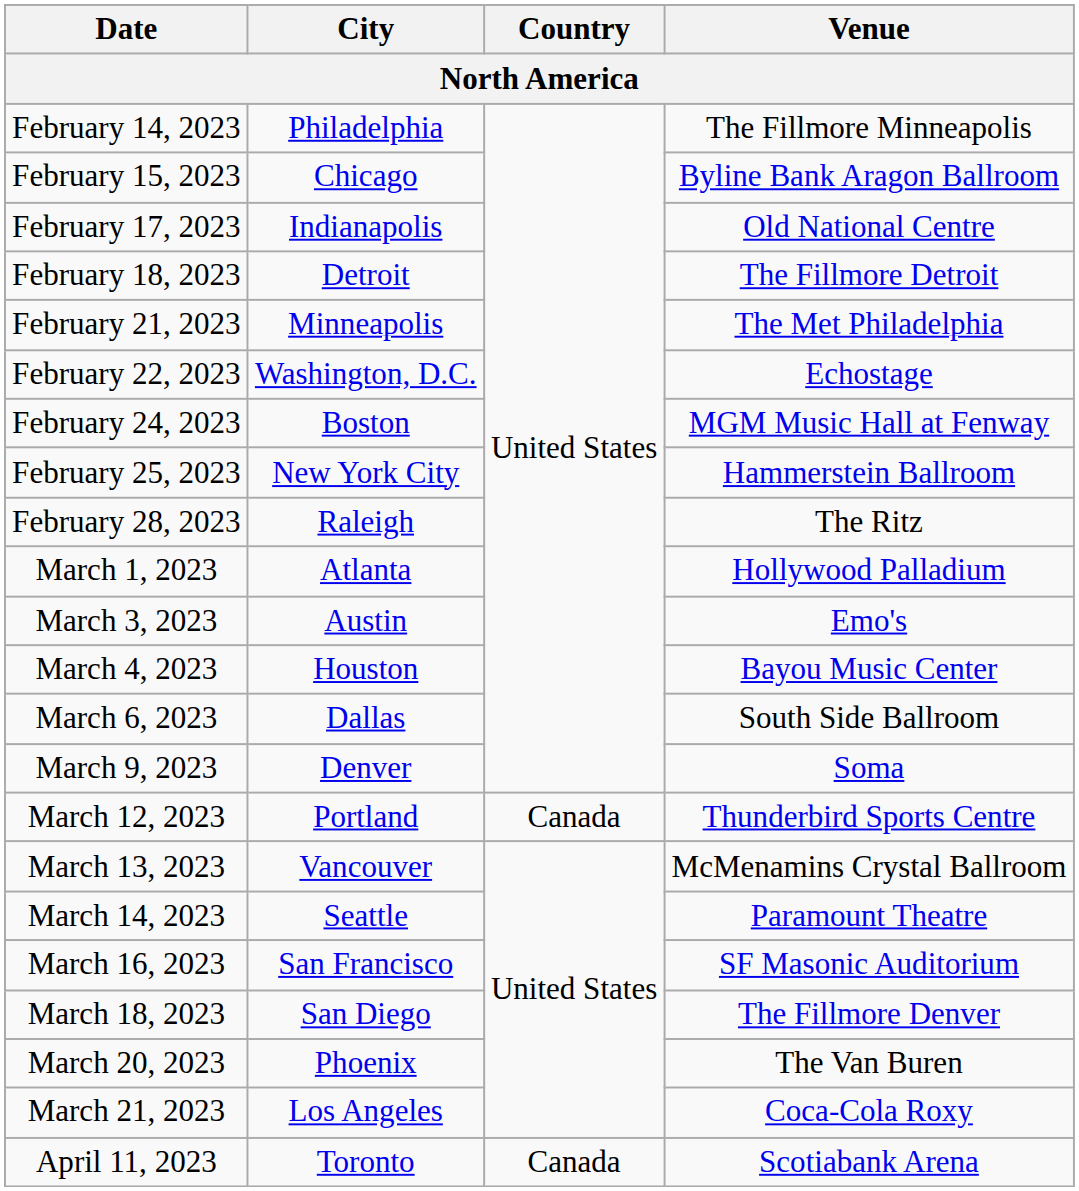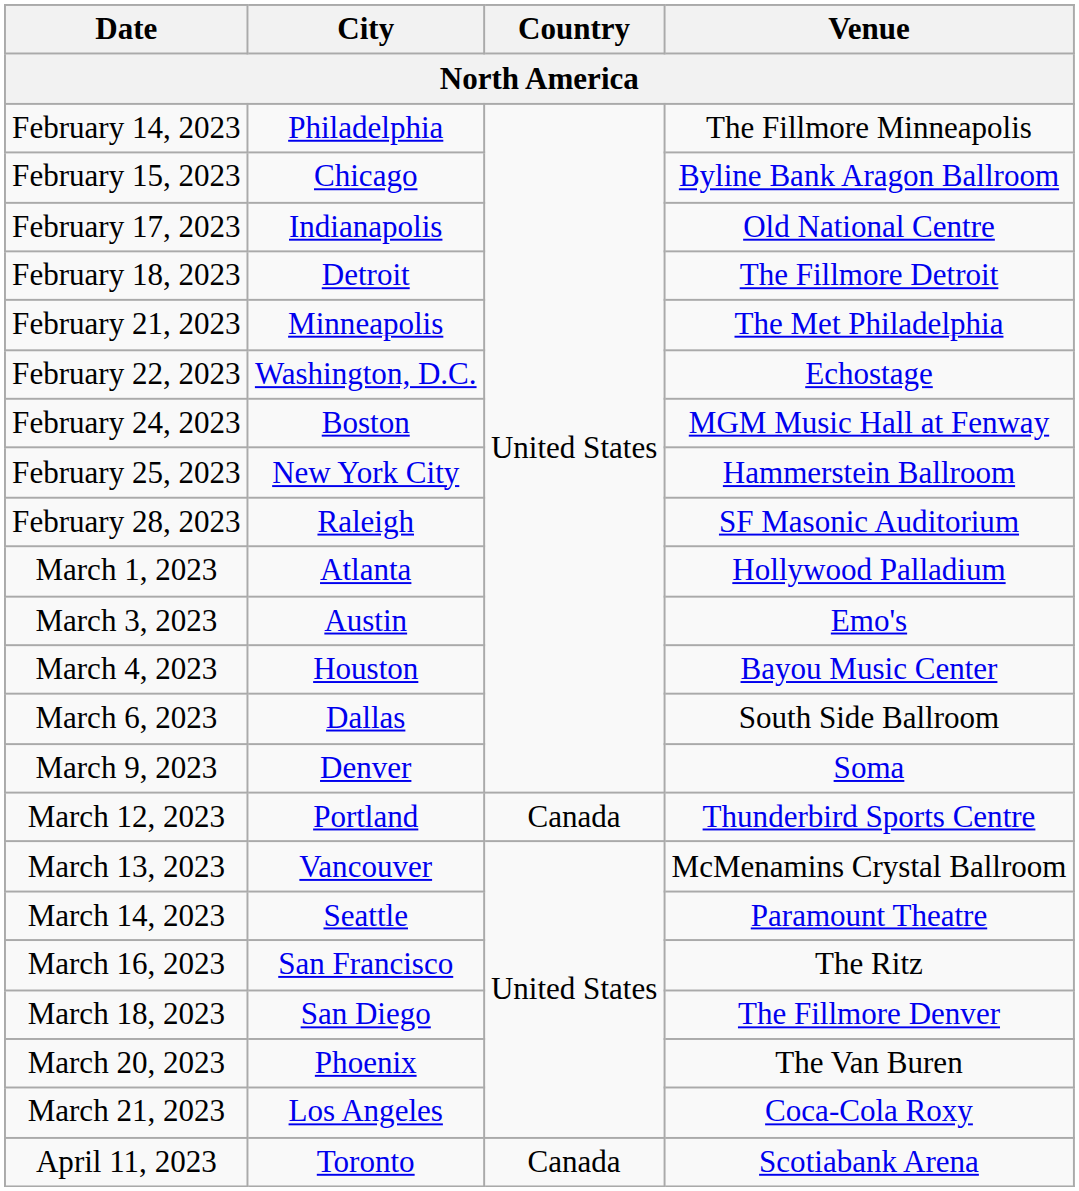(869, 521) The Ritz -> (869, 521) SF Masonic Auditorium
(869, 964) SF Masonic Auditorium -> (869, 964) The Ritz
